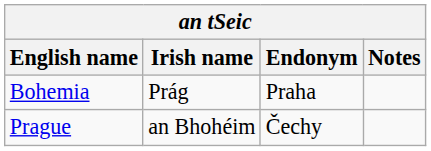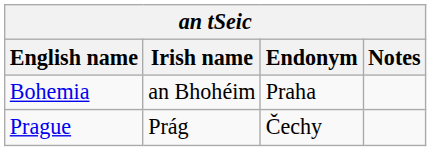(168, 92) Prág -> (202, 92) an Bhohéim
(202, 127) an Bhohéim -> (168, 127) Prág
